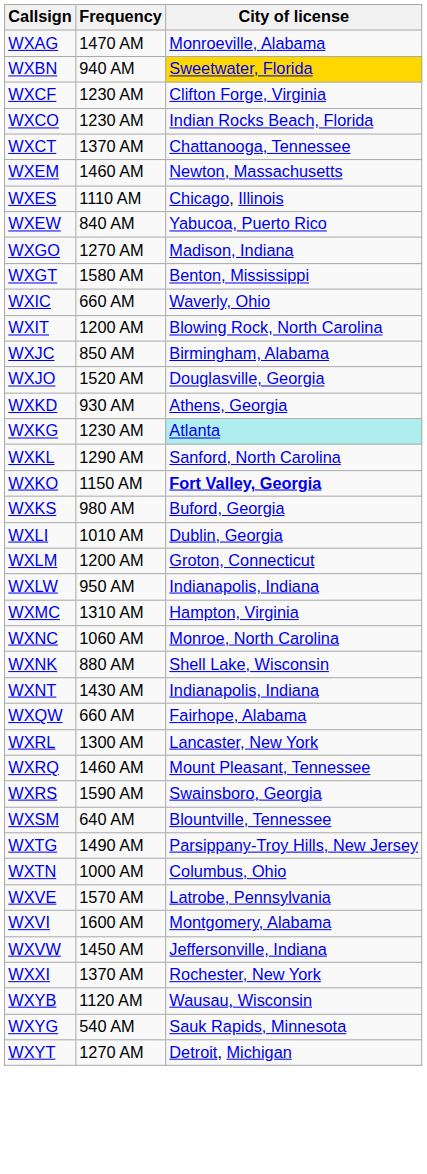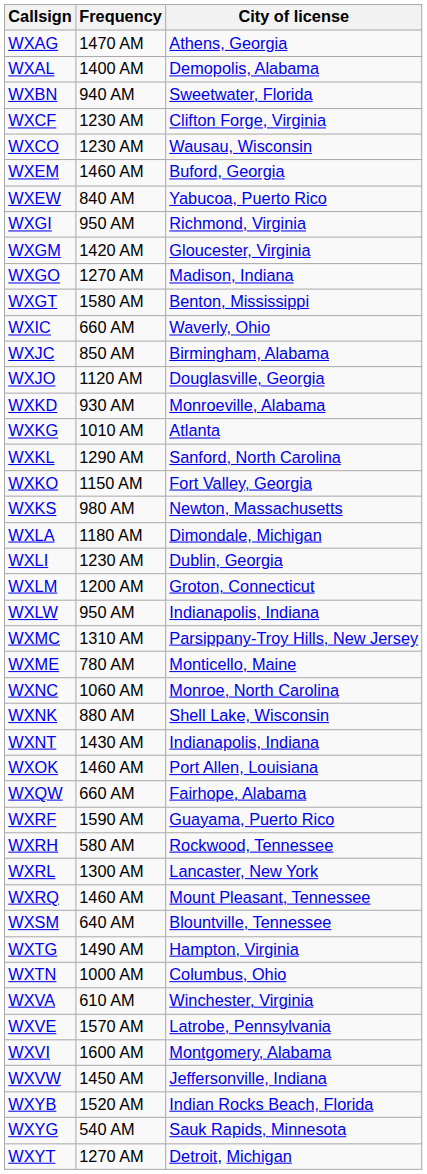(247, 43) Monroeville, Alabama -> (228, 43) Athens, Georgia
+ row: (31, 69)
(241, 69) gold background -> (241, 95) no background
(271, 120) Indian Rocks Beach, Florida -> (241, 146) Wausau, Wisconsin
- row: (32, 146)
(256, 172) Newton, Massachusetts -> (227, 172) Buford, Georgia
- row: (32, 198)
+ row: (30, 224)
+ row: (35, 250)
- row: (29, 328)
(111, 379) 1520 AM -> (111, 379) 1120 AM
(228, 405) Athens, Georgia -> (247, 405) Monroeville, Alabama
(111, 431) 1230 AM -> (111, 431) 1010 AM
(195, 431) paleturquoise background -> (195, 431) no background
(245, 483) bold -> (241, 483) normal
(227, 509) Buford, Georgia -> (256, 509) Newton, Massachusetts
+ row: (31, 535)
(111, 535) 1010 AM -> (111, 560) 1230 AM
(234, 612) Hampton, Virginia -> (294, 638) Parsippany-Troy Hills, New Jersey
+ row: (34, 664)
+ row: (33, 768)
+ row: (32, 819)
+ row: (33, 845)
- row: (33, 793)
(294, 845) Parsippany-Troy Hills, New Jersey -> (234, 949) Hampton, Virginia
+ row: (32, 1000)
- row: (29, 975)
(111, 1000) 1120 AM -> (111, 1104) 1520 AM
(241, 1000) Wausau, Wisconsin -> (271, 1104) Indian Rocks Beach, Florida
